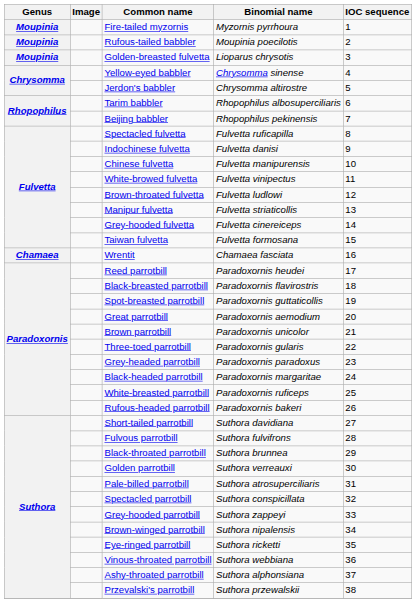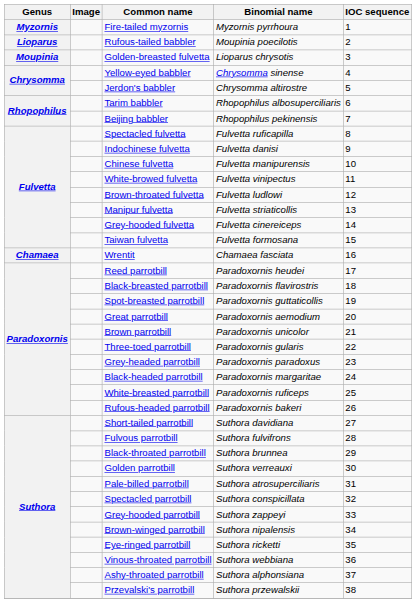(37, 27) Moupinia -> (37, 27) Myzornis
(37, 42) Moupinia -> (37, 42) Lioparus
